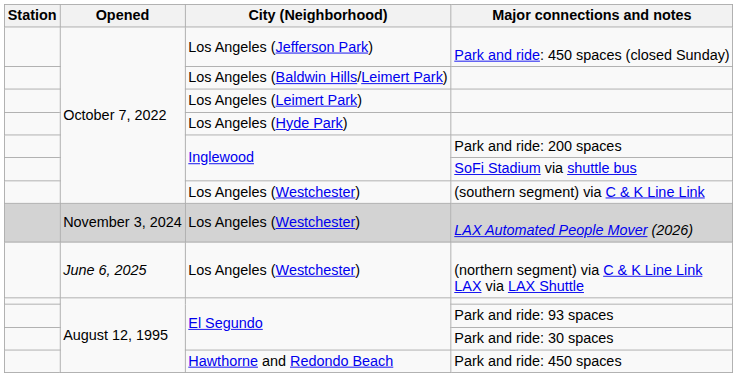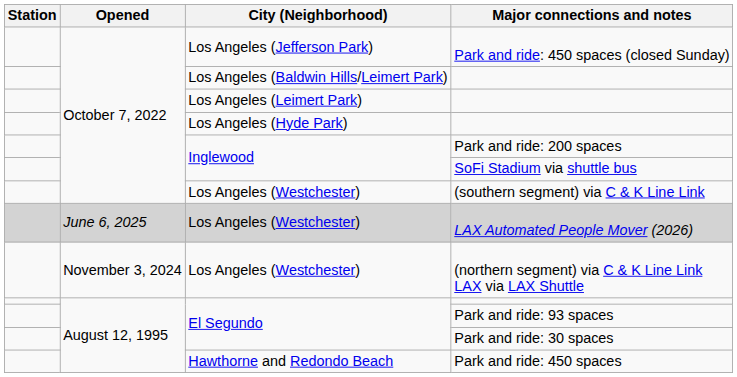(122, 222) November 3, 2024 -> (105, 222) June 6, 2025
(105, 270) June 6, 2025 -> (122, 270) November 3, 2024
